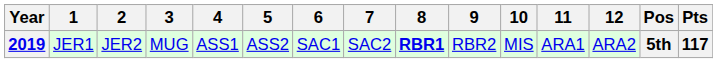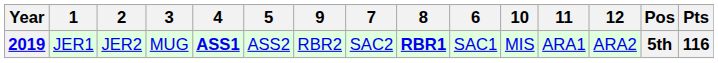columns swapped: (318, 17) <-> (474, 17)
(218, 44) normal -> (218, 44) bold
(695, 44) 117 -> (696, 44) 116
